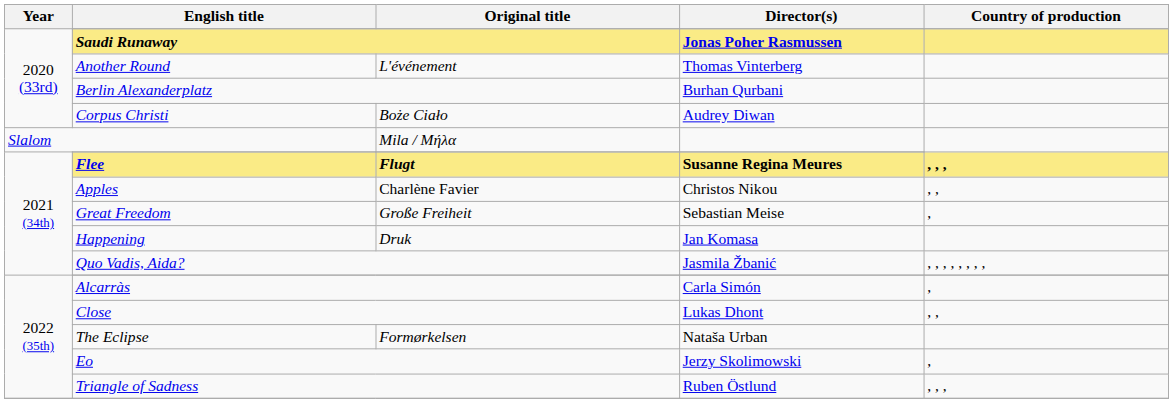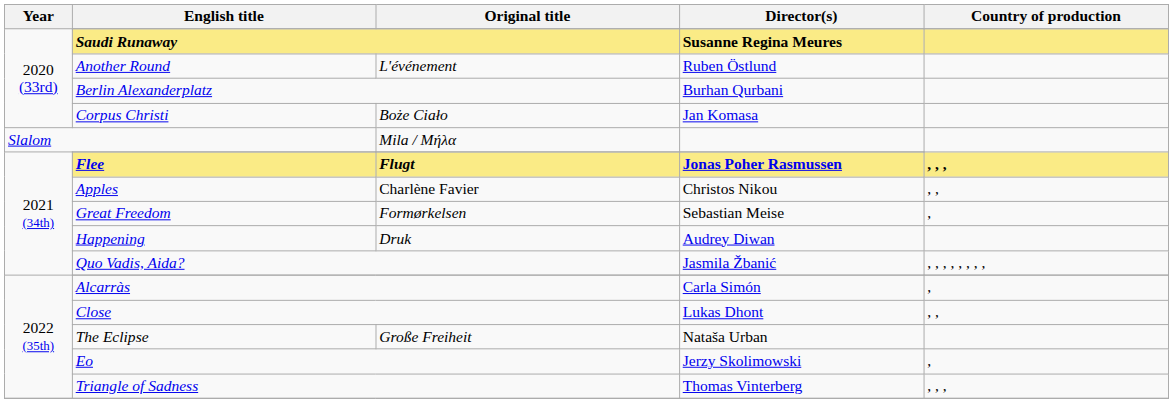(762, 41) Jonas Poher Rasmussen -> (762, 41) Susanne Regina Meures
(743, 66) Thomas Vinterberg -> (730, 66) Ruben Östlund
(729, 115) Audrey Diwan -> (720, 115) Jan Komasa
(762, 164) Susanne Regina Meures -> (762, 164) Jonas Poher Rasmussen
(425, 213) Große Freiheit -> (423, 213) Formørkelsen
(720, 238) Jan Komasa -> (729, 238) Audrey Diwan
(423, 336) Formørkelsen -> (425, 336) Große Freiheit
(730, 386) Ruben Östlund -> (743, 386) Thomas Vinterberg
